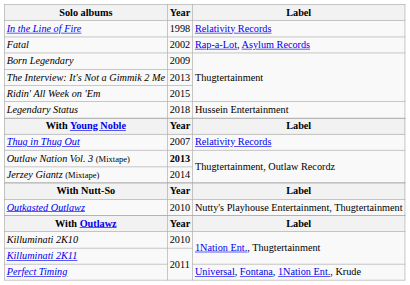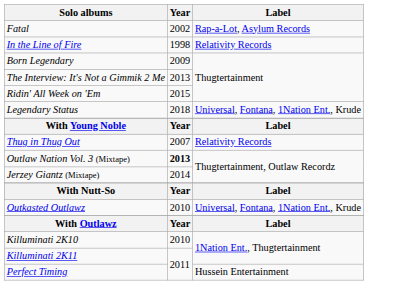rows swapped: (44, 28) <-> (18, 45)
(242, 110) Hussein Entertainment -> (278, 110) Universal, Fontana, 1Nation Ent., Krude
(299, 207) Nutty's Playhouse Entertainment, Thugtertainment -> (278, 207) Universal, Fontana, 1Nation Ent., Krude
(278, 272) Universal, Fontana, 1Nation Ent., Krude -> (242, 272) Hussein Entertainment
